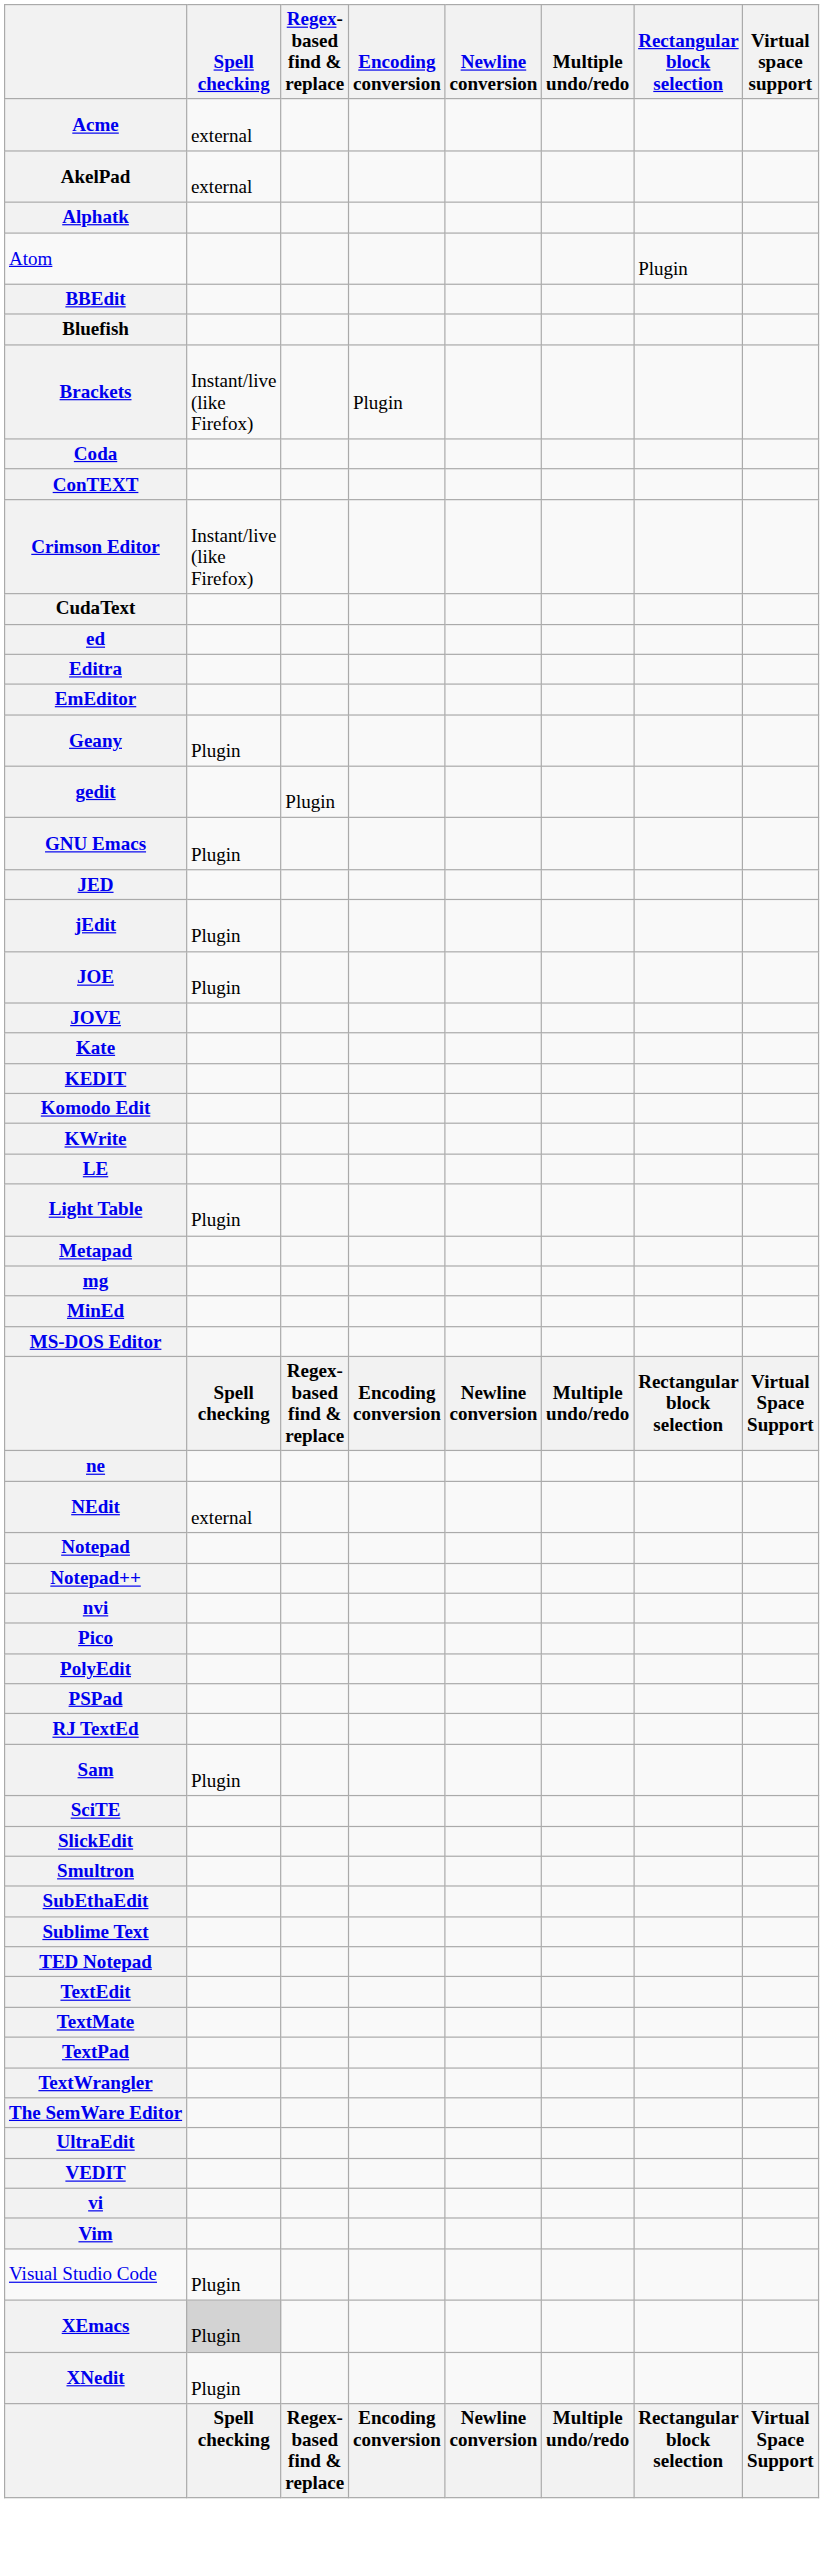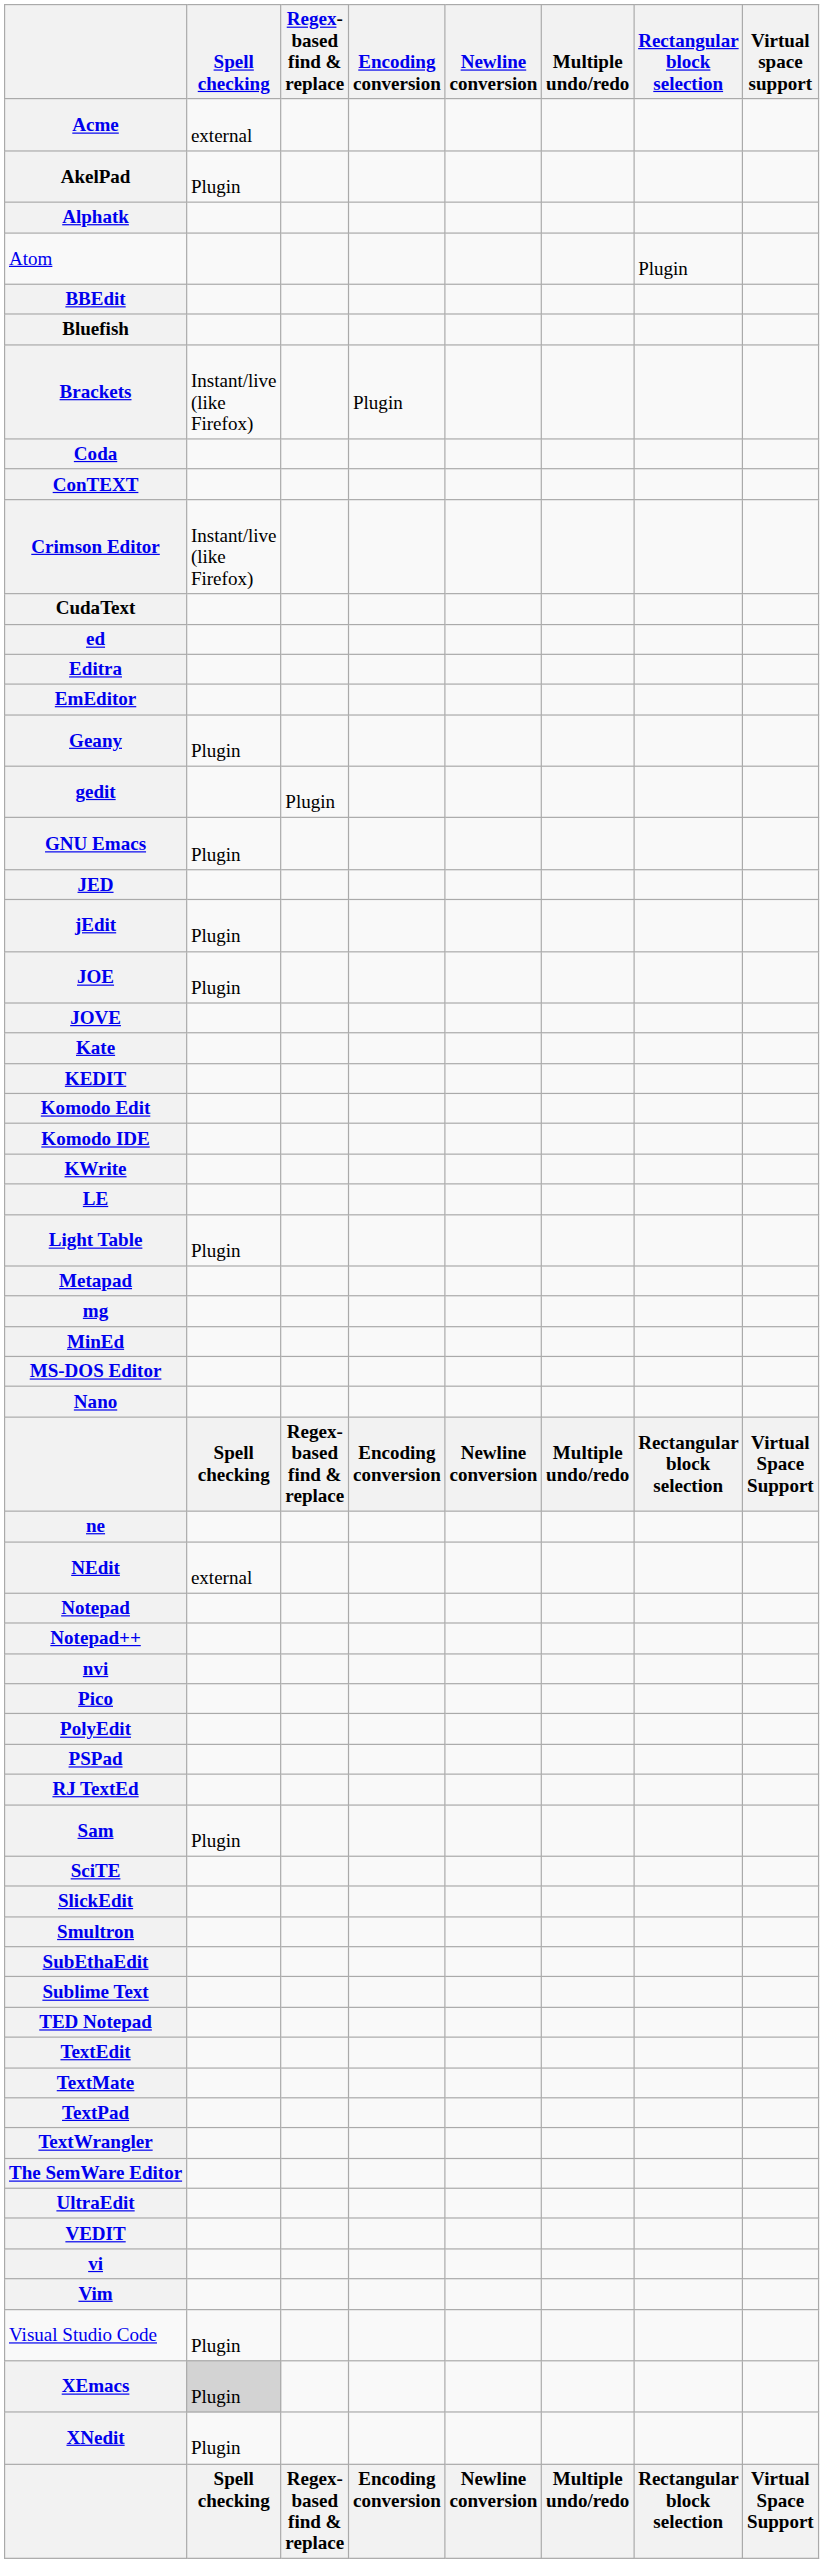(222, 187) external -> (216, 187) Plugin
+ row: (96, 1138)
+ row: (96, 1401)
